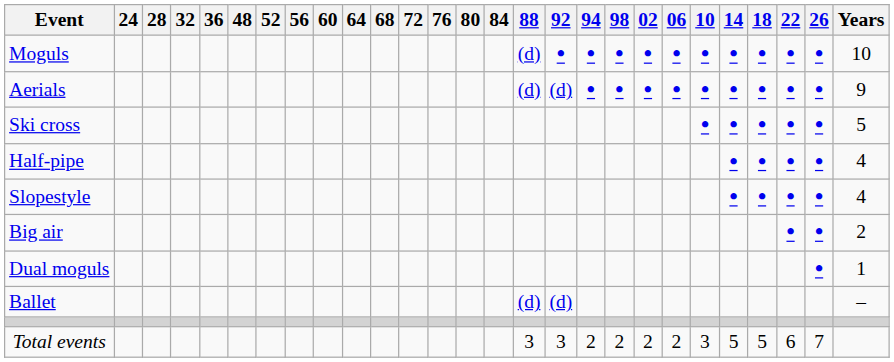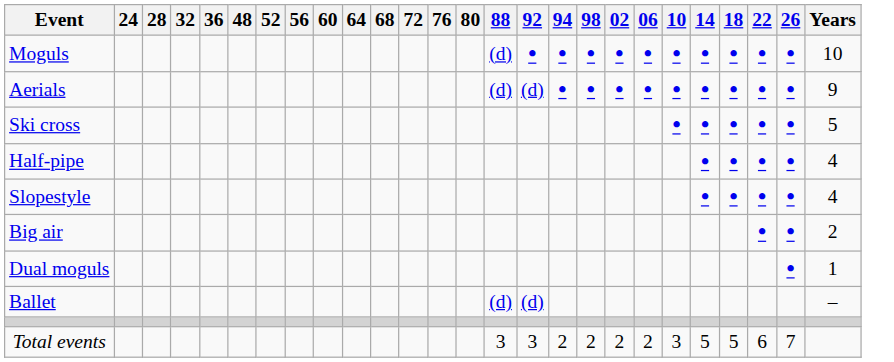- column: (499, 19)
